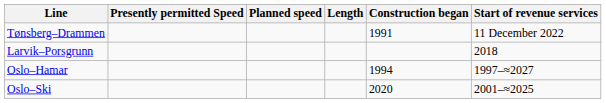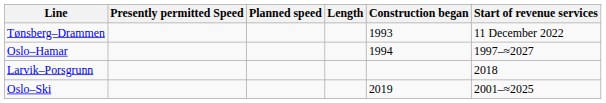(381, 32) 1991 -> (381, 32) 1993
rows swapped: (50, 51) <-> (37, 70)
(381, 88) 2020 -> (381, 88) 2019
